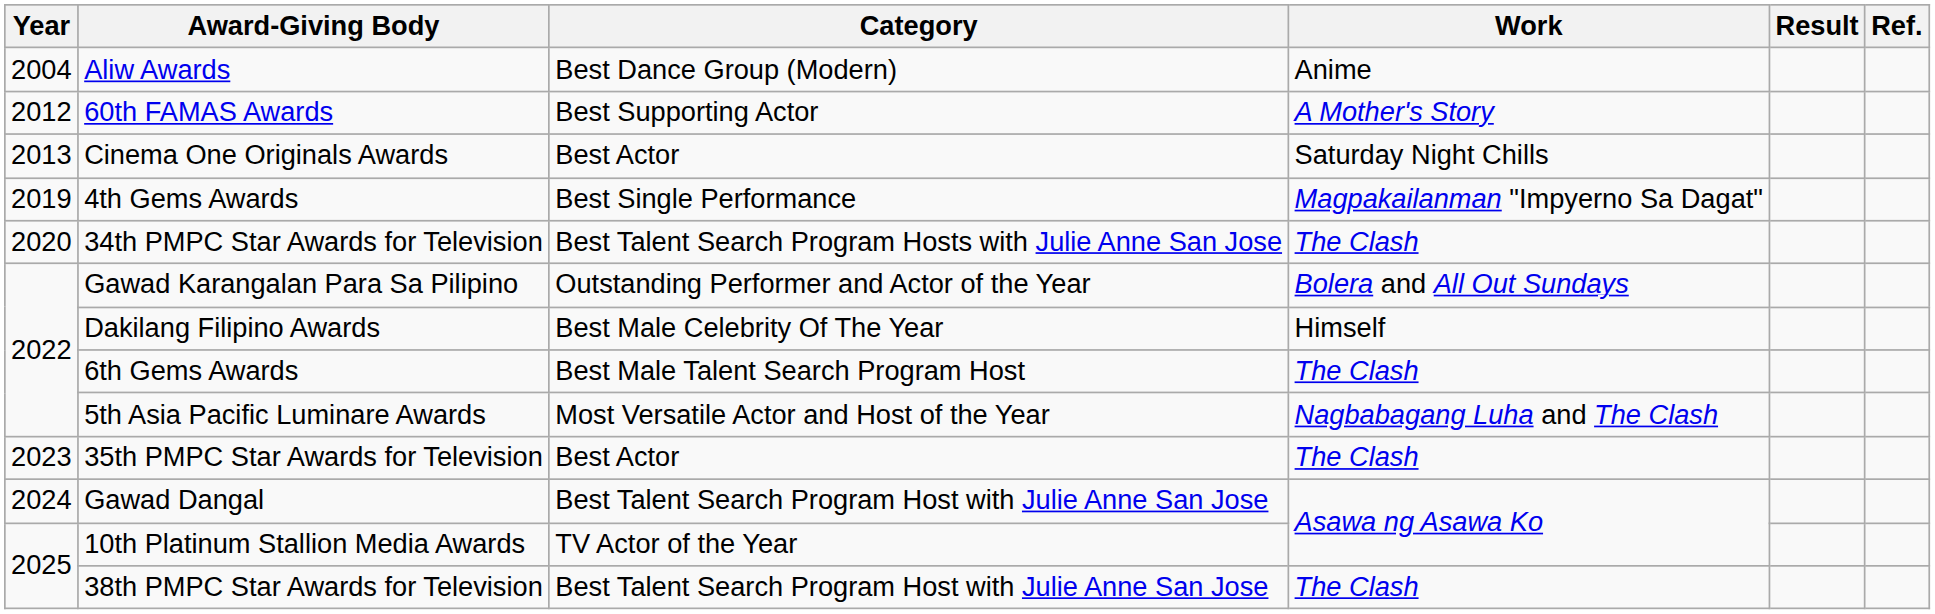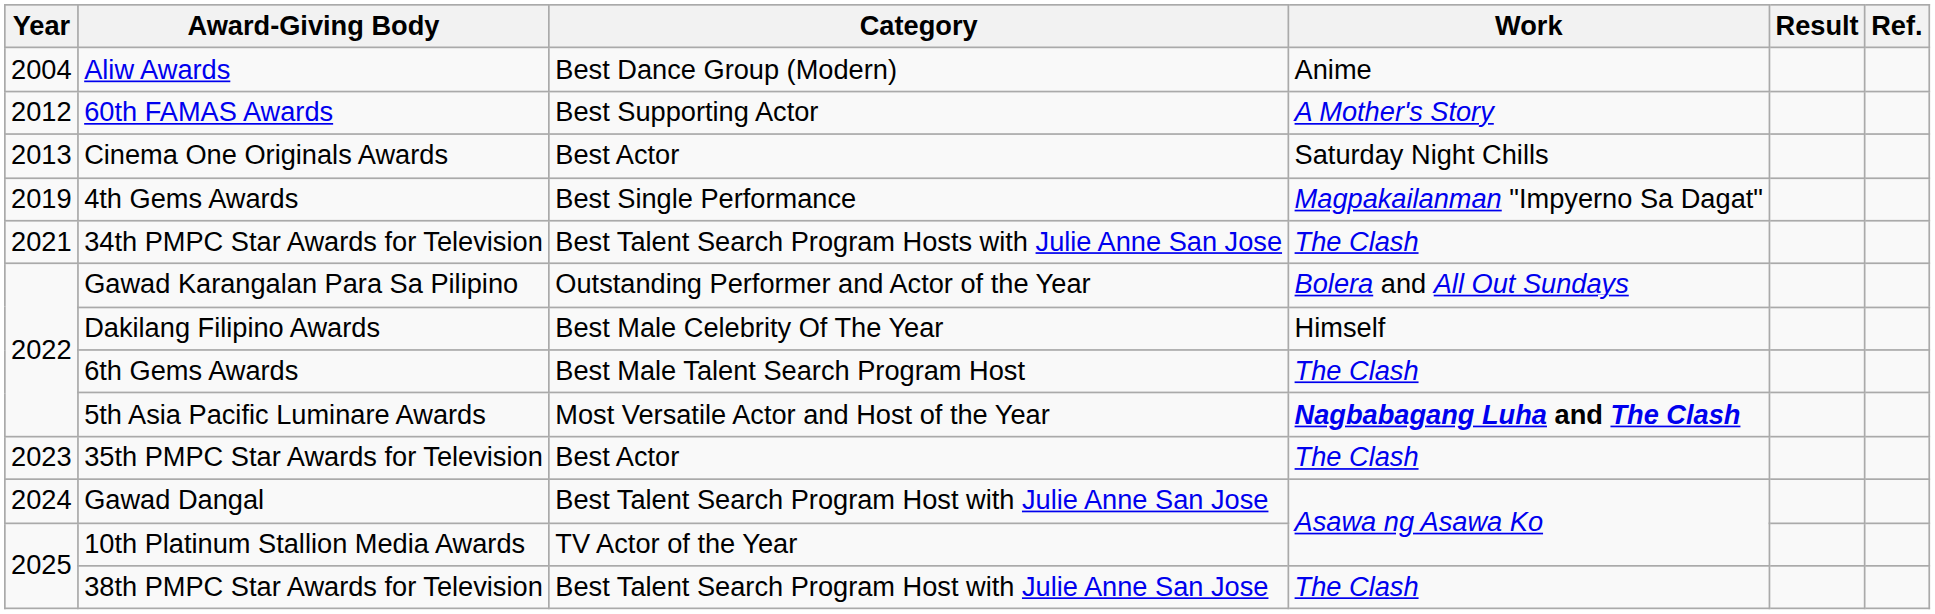(41, 241) 2020 -> (41, 241) 2021
(1506, 414) normal -> (1518, 414) bold
